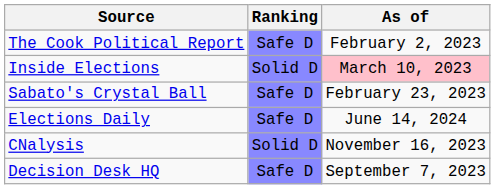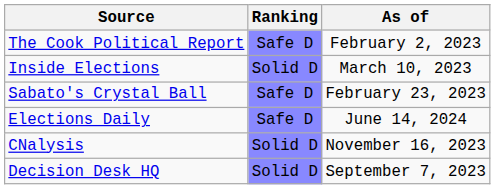(406, 69) pink background -> (406, 69) no background
(285, 171) Safe D -> (285, 171) Solid D
